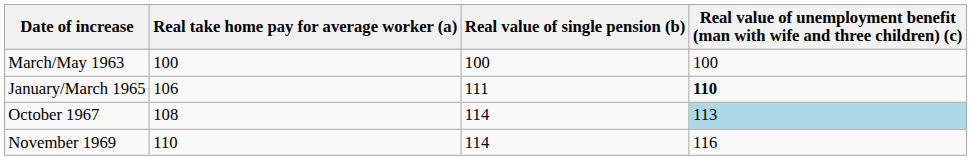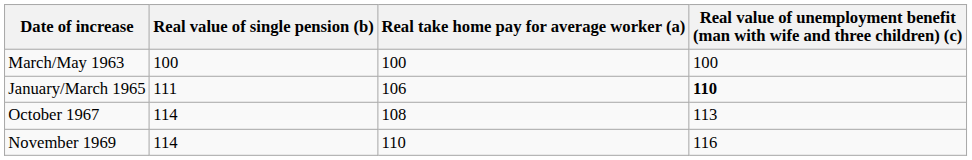columns swapped: (305, 27) <-> (575, 27)
(705, 115) lightblue background -> (705, 115) no background
